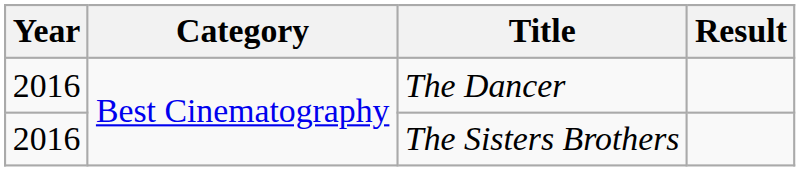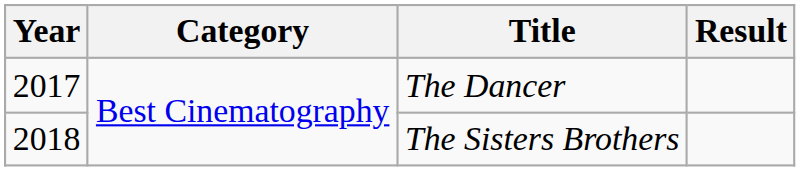(47, 84) 2016 -> (47, 84) 2017
(47, 138) 2016 -> (47, 138) 2018
